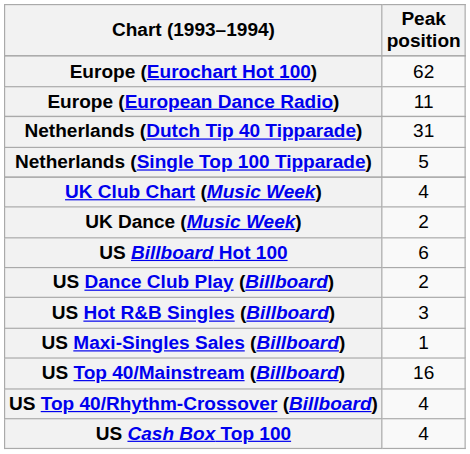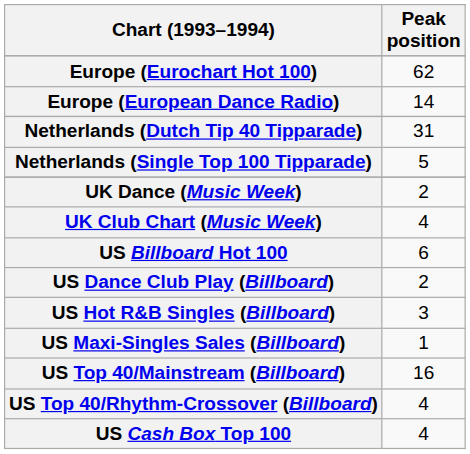(424, 101) 11 -> (424, 101) 14
rows swapped: (193, 222) <-> (193, 191)
